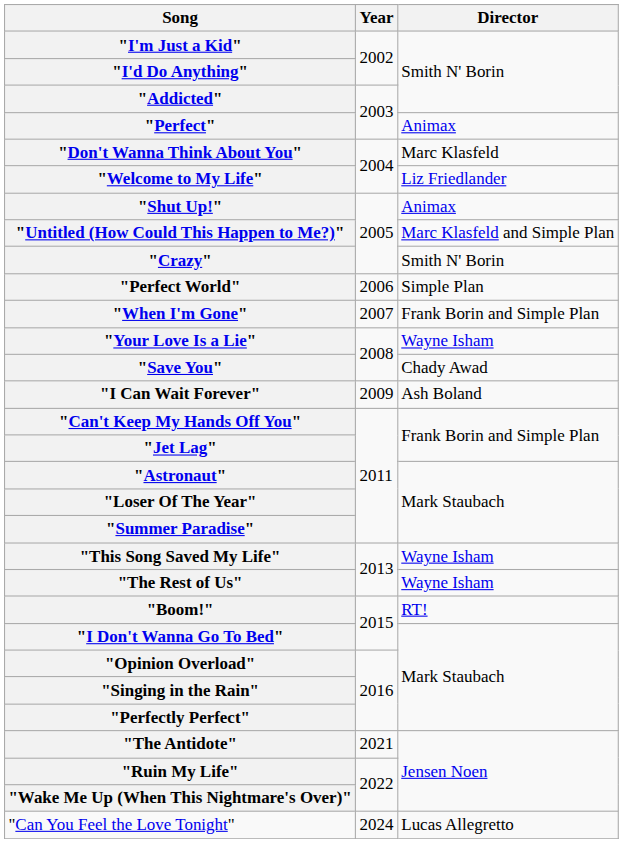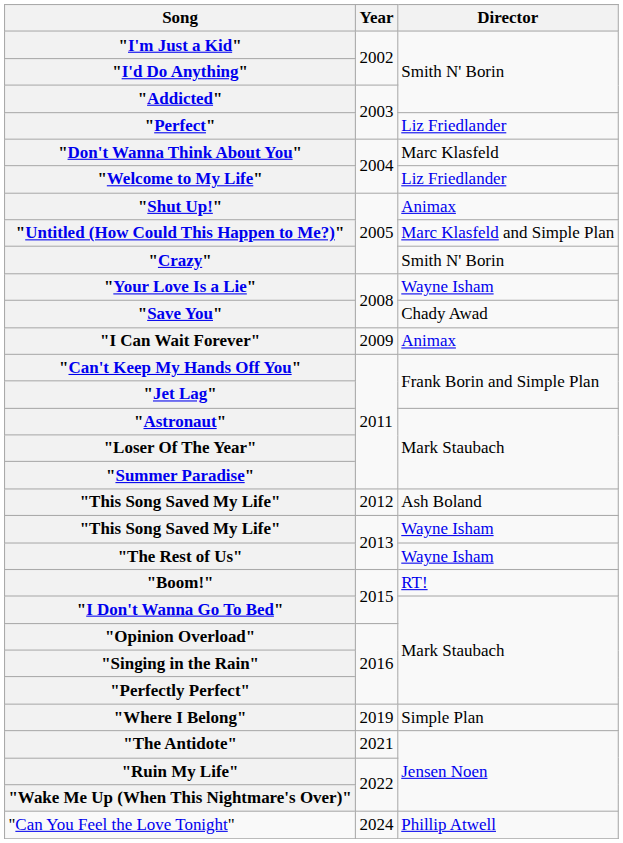(429, 125) Animax -> (454, 125) Liz Friedlander
- row: (180, 286)
- row: (180, 313)
(442, 394) Ash Boland -> (429, 340) Animax
+ row: (180, 502)
+ row: (180, 717)
(458, 824) Lucas Allegretto -> (449, 824) Phillip Atwell
